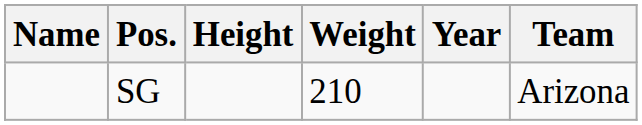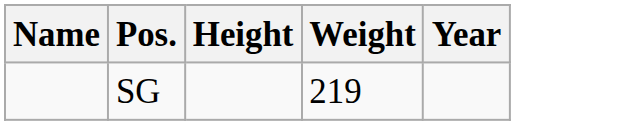- column: (573, 32)
(335, 90) 210 -> (335, 90) 219
